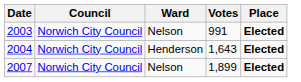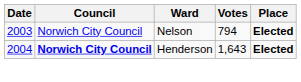(218, 31) 991 -> (227, 31) 794
(90, 49) normal -> (95, 49) bold
- row: (20, 67)
